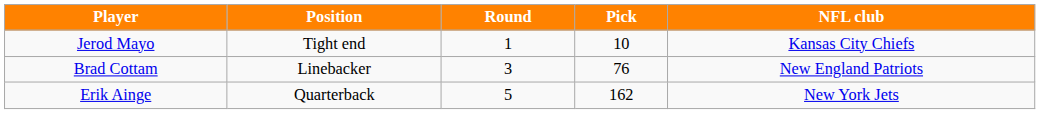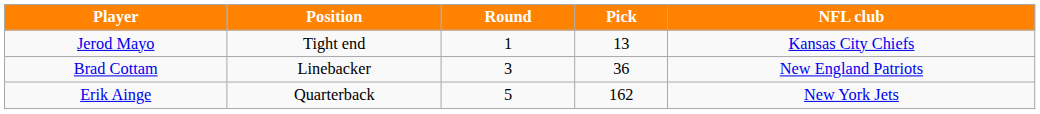(621, 43) 10 -> (621, 43) 13
(621, 69) 76 -> (621, 69) 36
